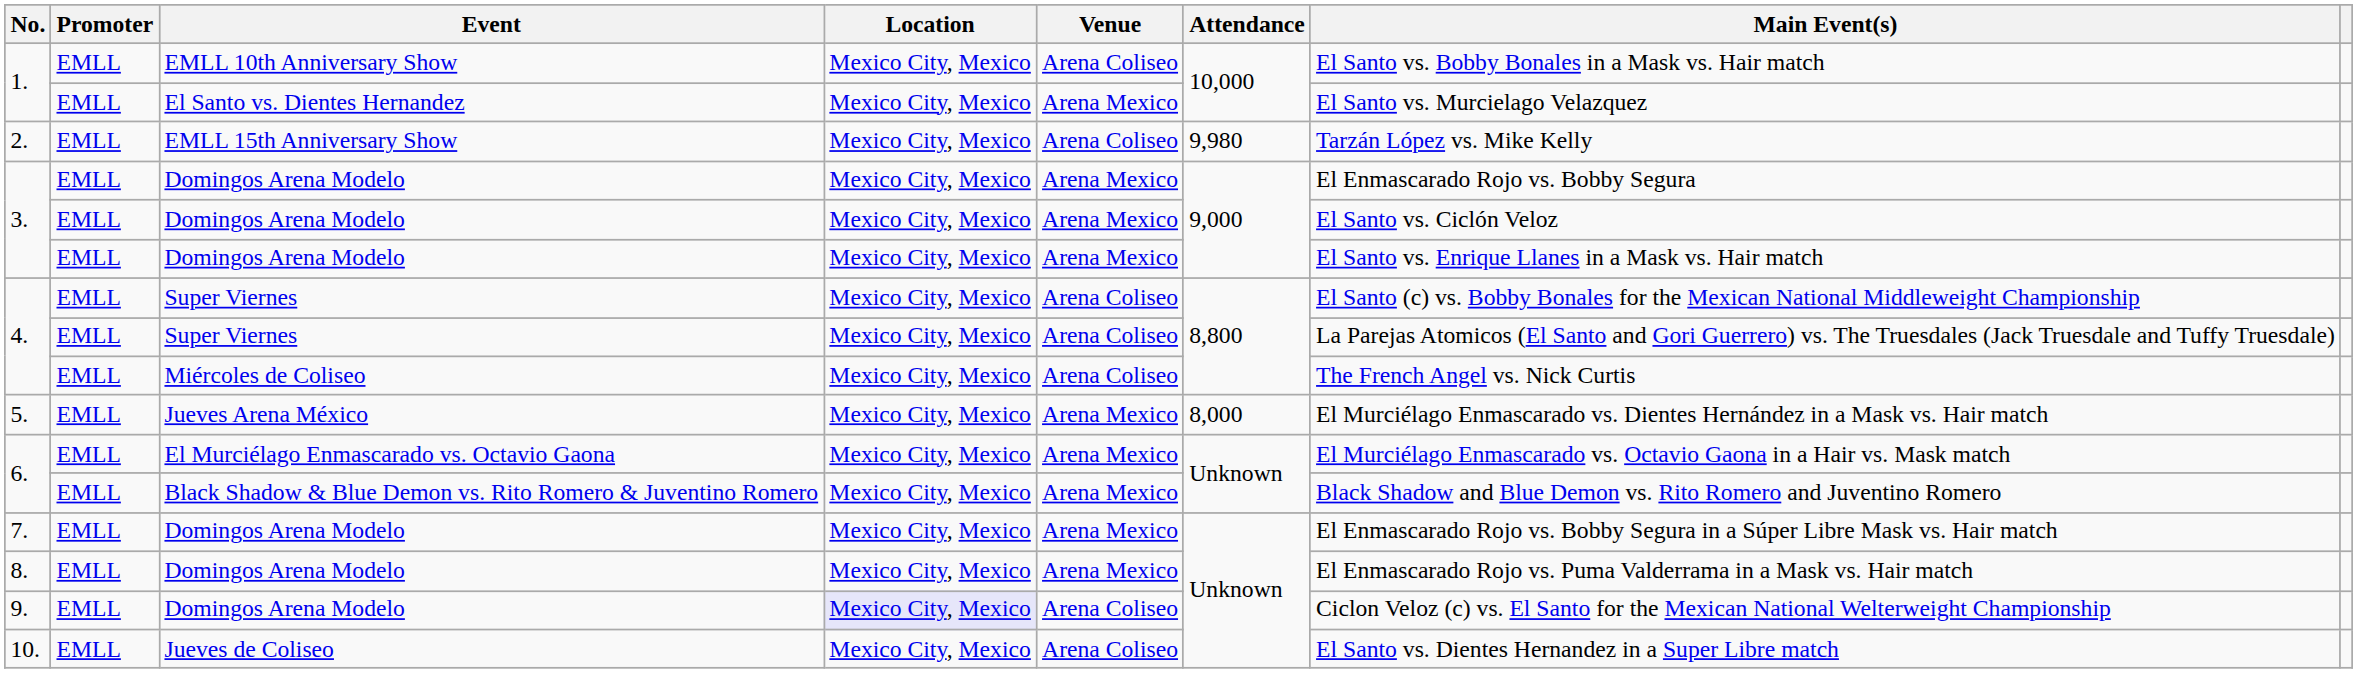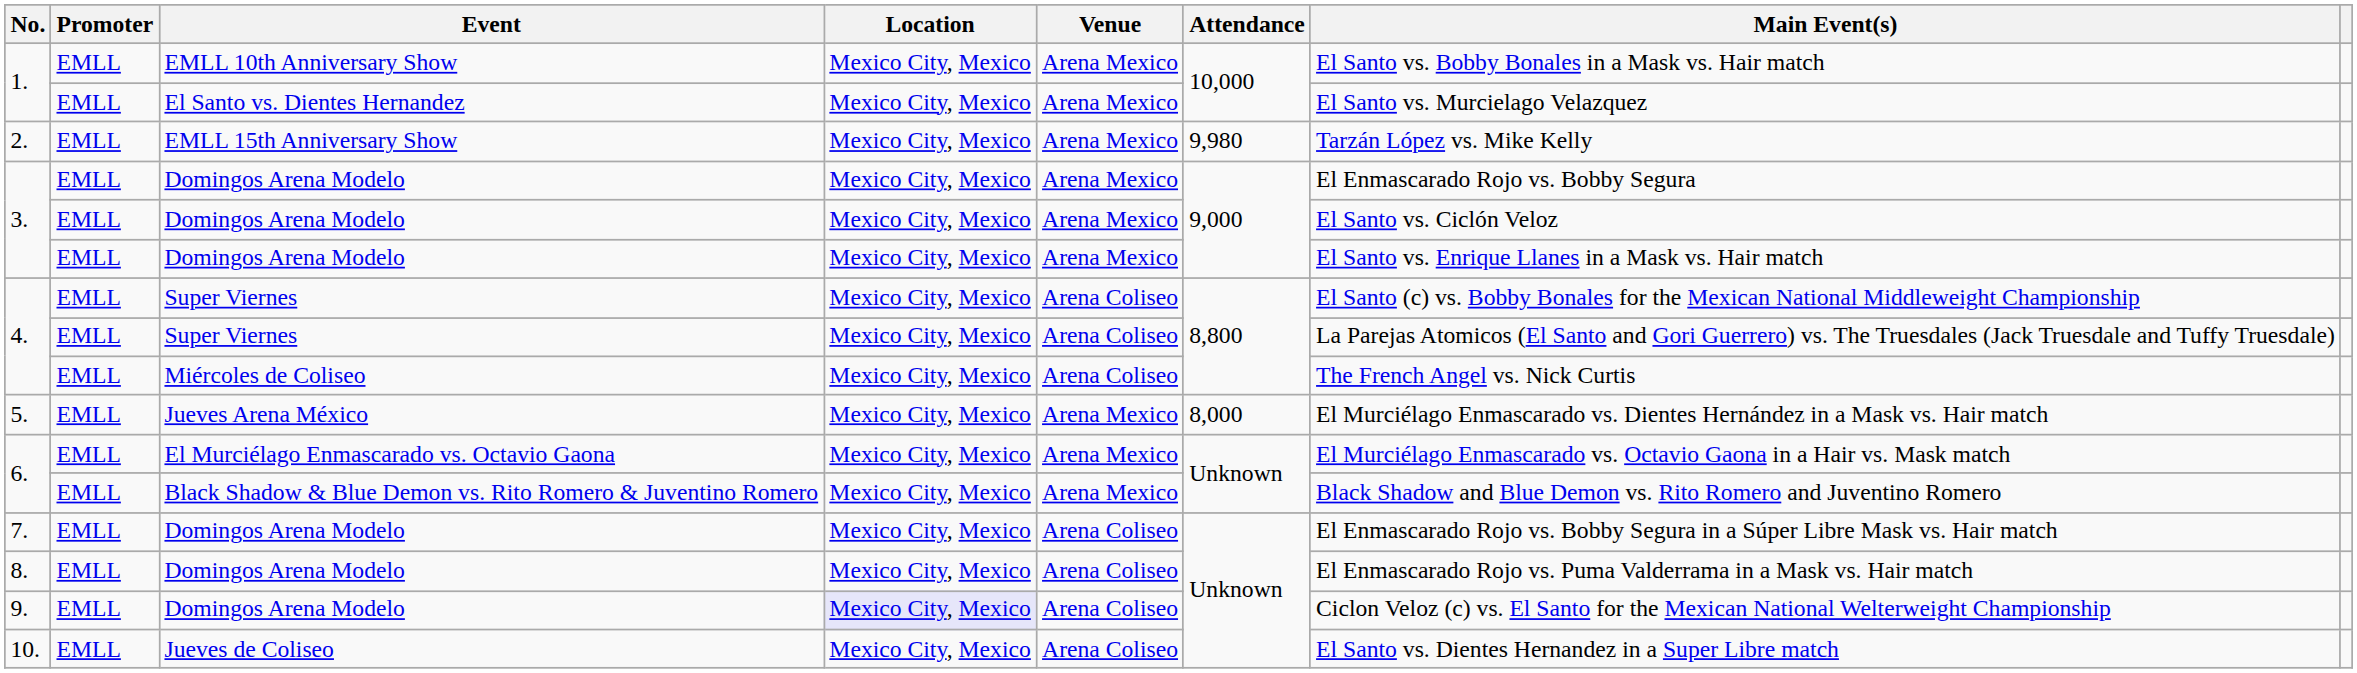(1110, 62) Arena Coliseo -> (1110, 62) Arena Mexico
(1110, 140) Arena Coliseo -> (1110, 140) Arena Mexico
(1110, 531) Arena Mexico -> (1110, 531) Arena Coliseo
(1110, 570) Arena Mexico -> (1110, 570) Arena Coliseo
